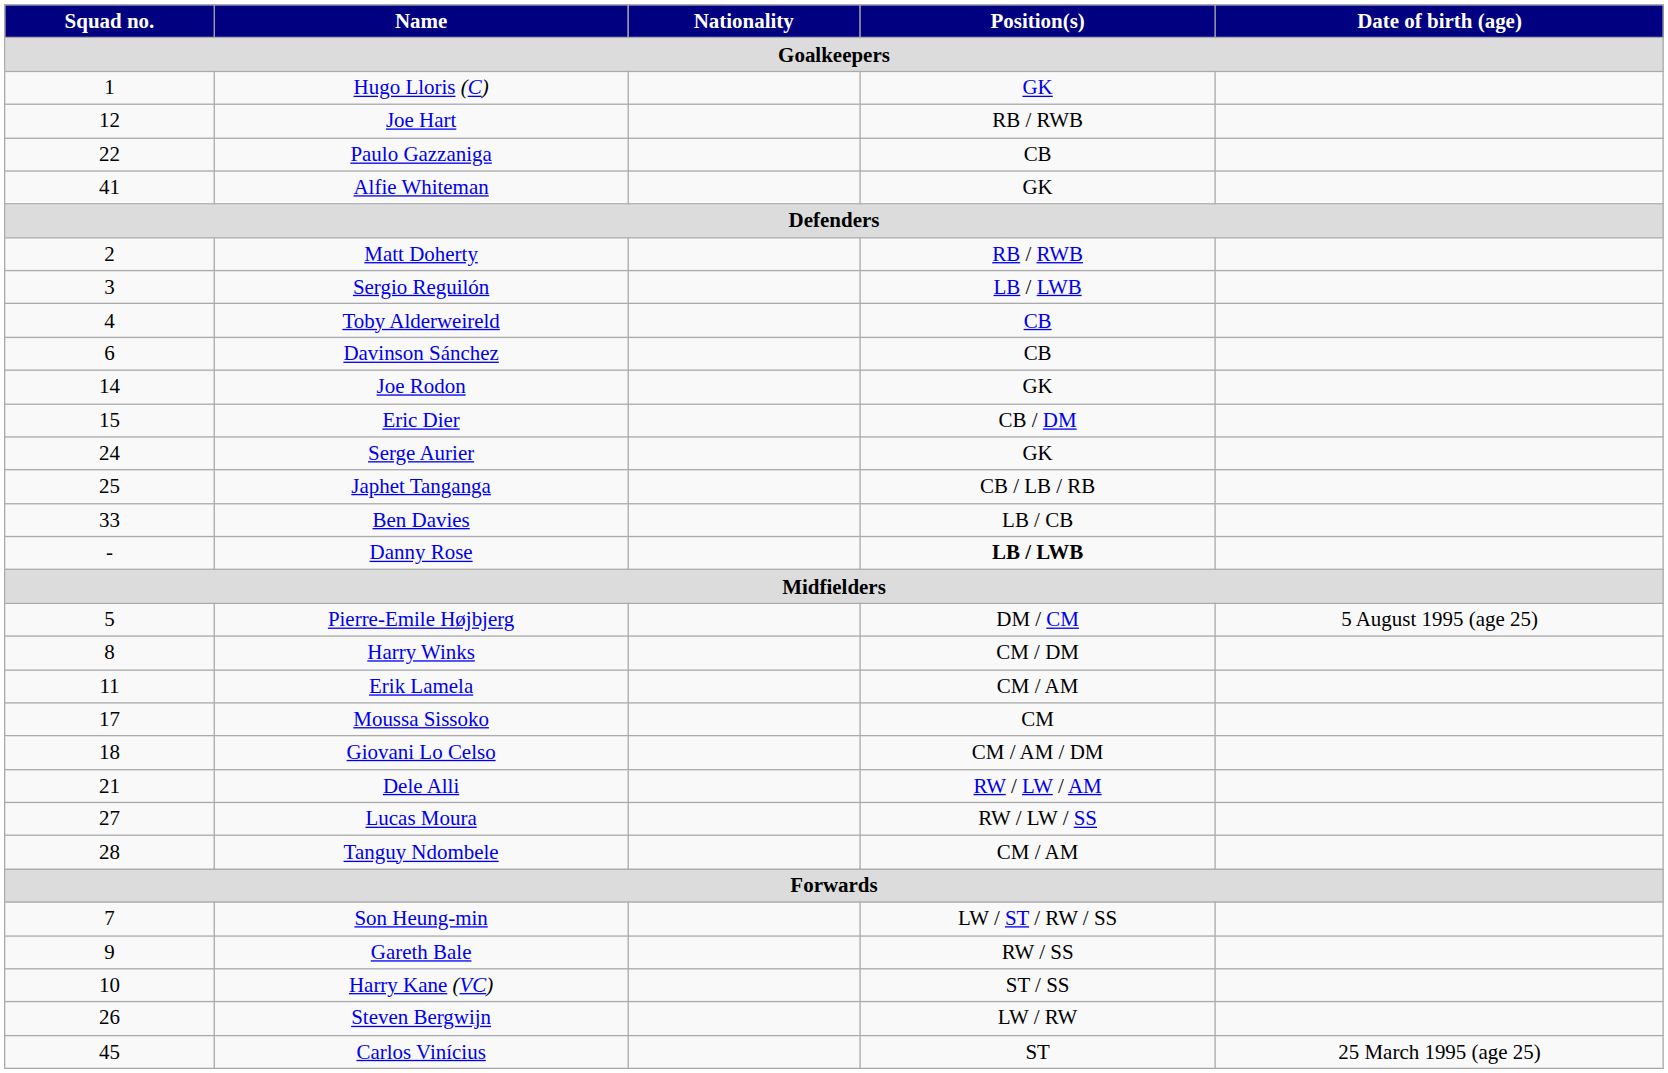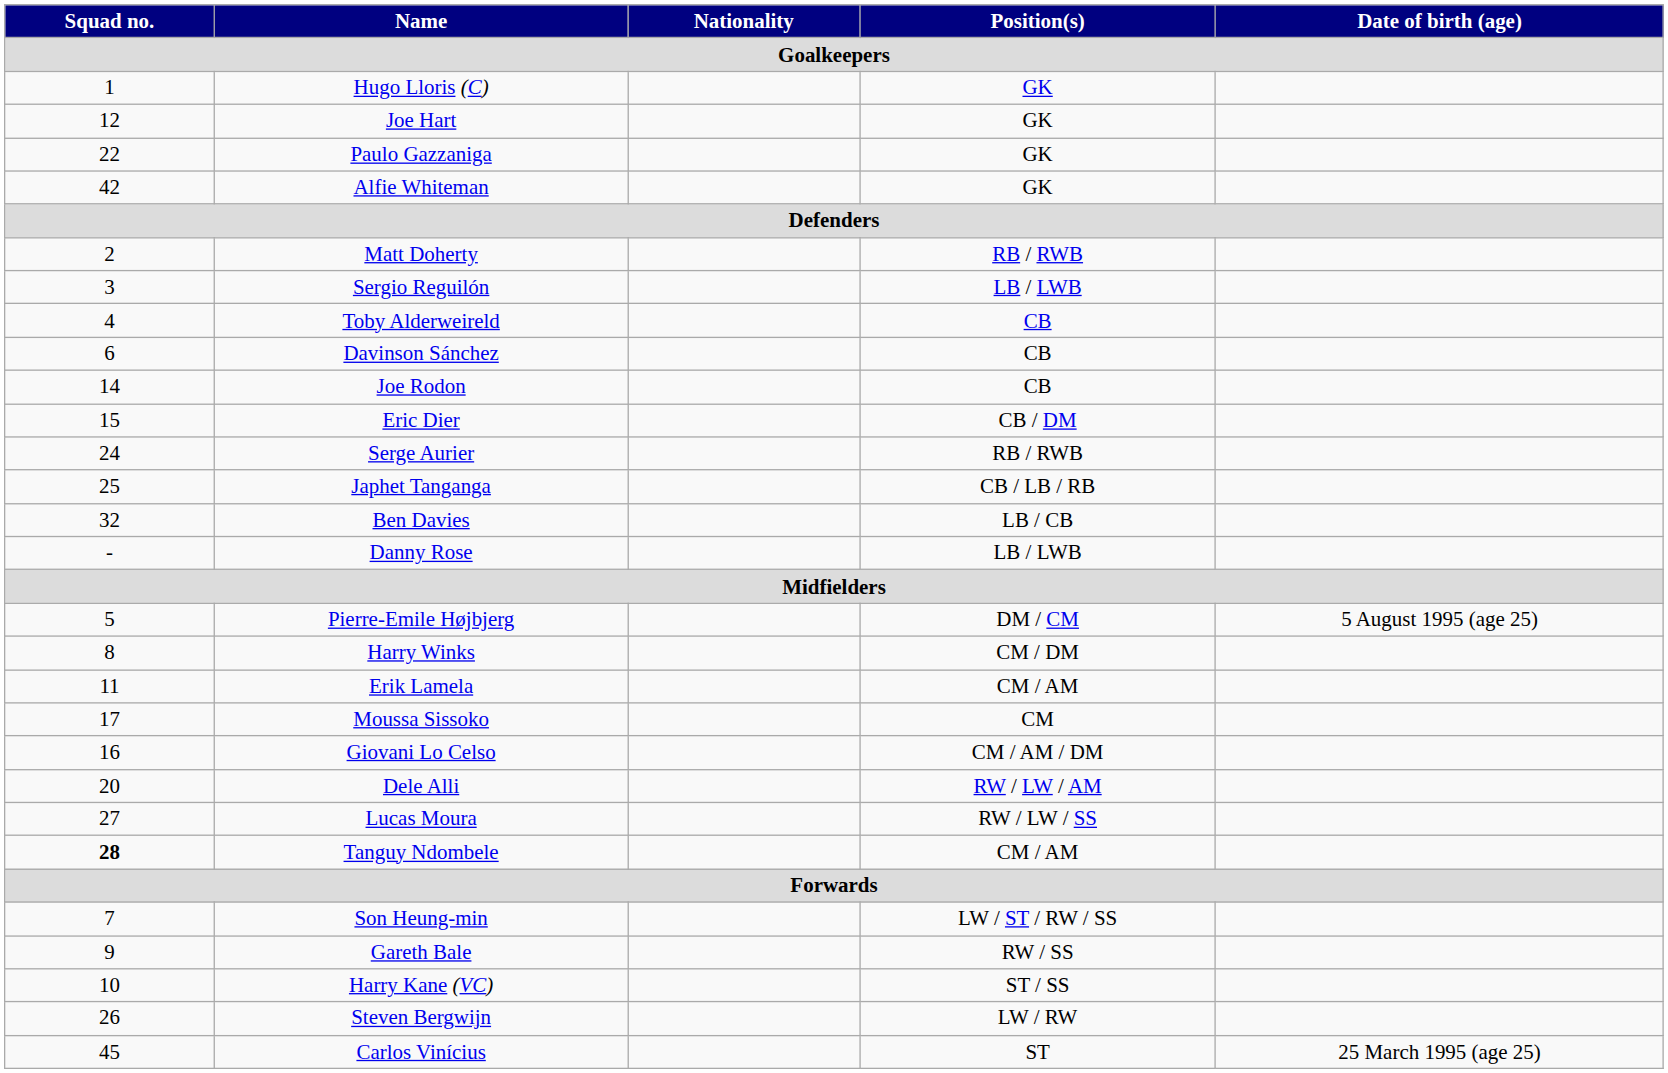(1038, 120) RB / RWB -> (1038, 120) GK
(1038, 154) CB -> (1038, 154) GK
(109, 187) 41 -> (109, 187) 42
(1038, 386) GK -> (1038, 386) CB
(1038, 453) GK -> (1038, 453) RB / RWB
(109, 519) 33 -> (109, 519) 32
(1038, 552) bold -> (1038, 552) normal
(109, 752) 18 -> (109, 752) 16
(109, 785) 21 -> (109, 785) 20
(109, 852) normal -> (109, 852) bold
